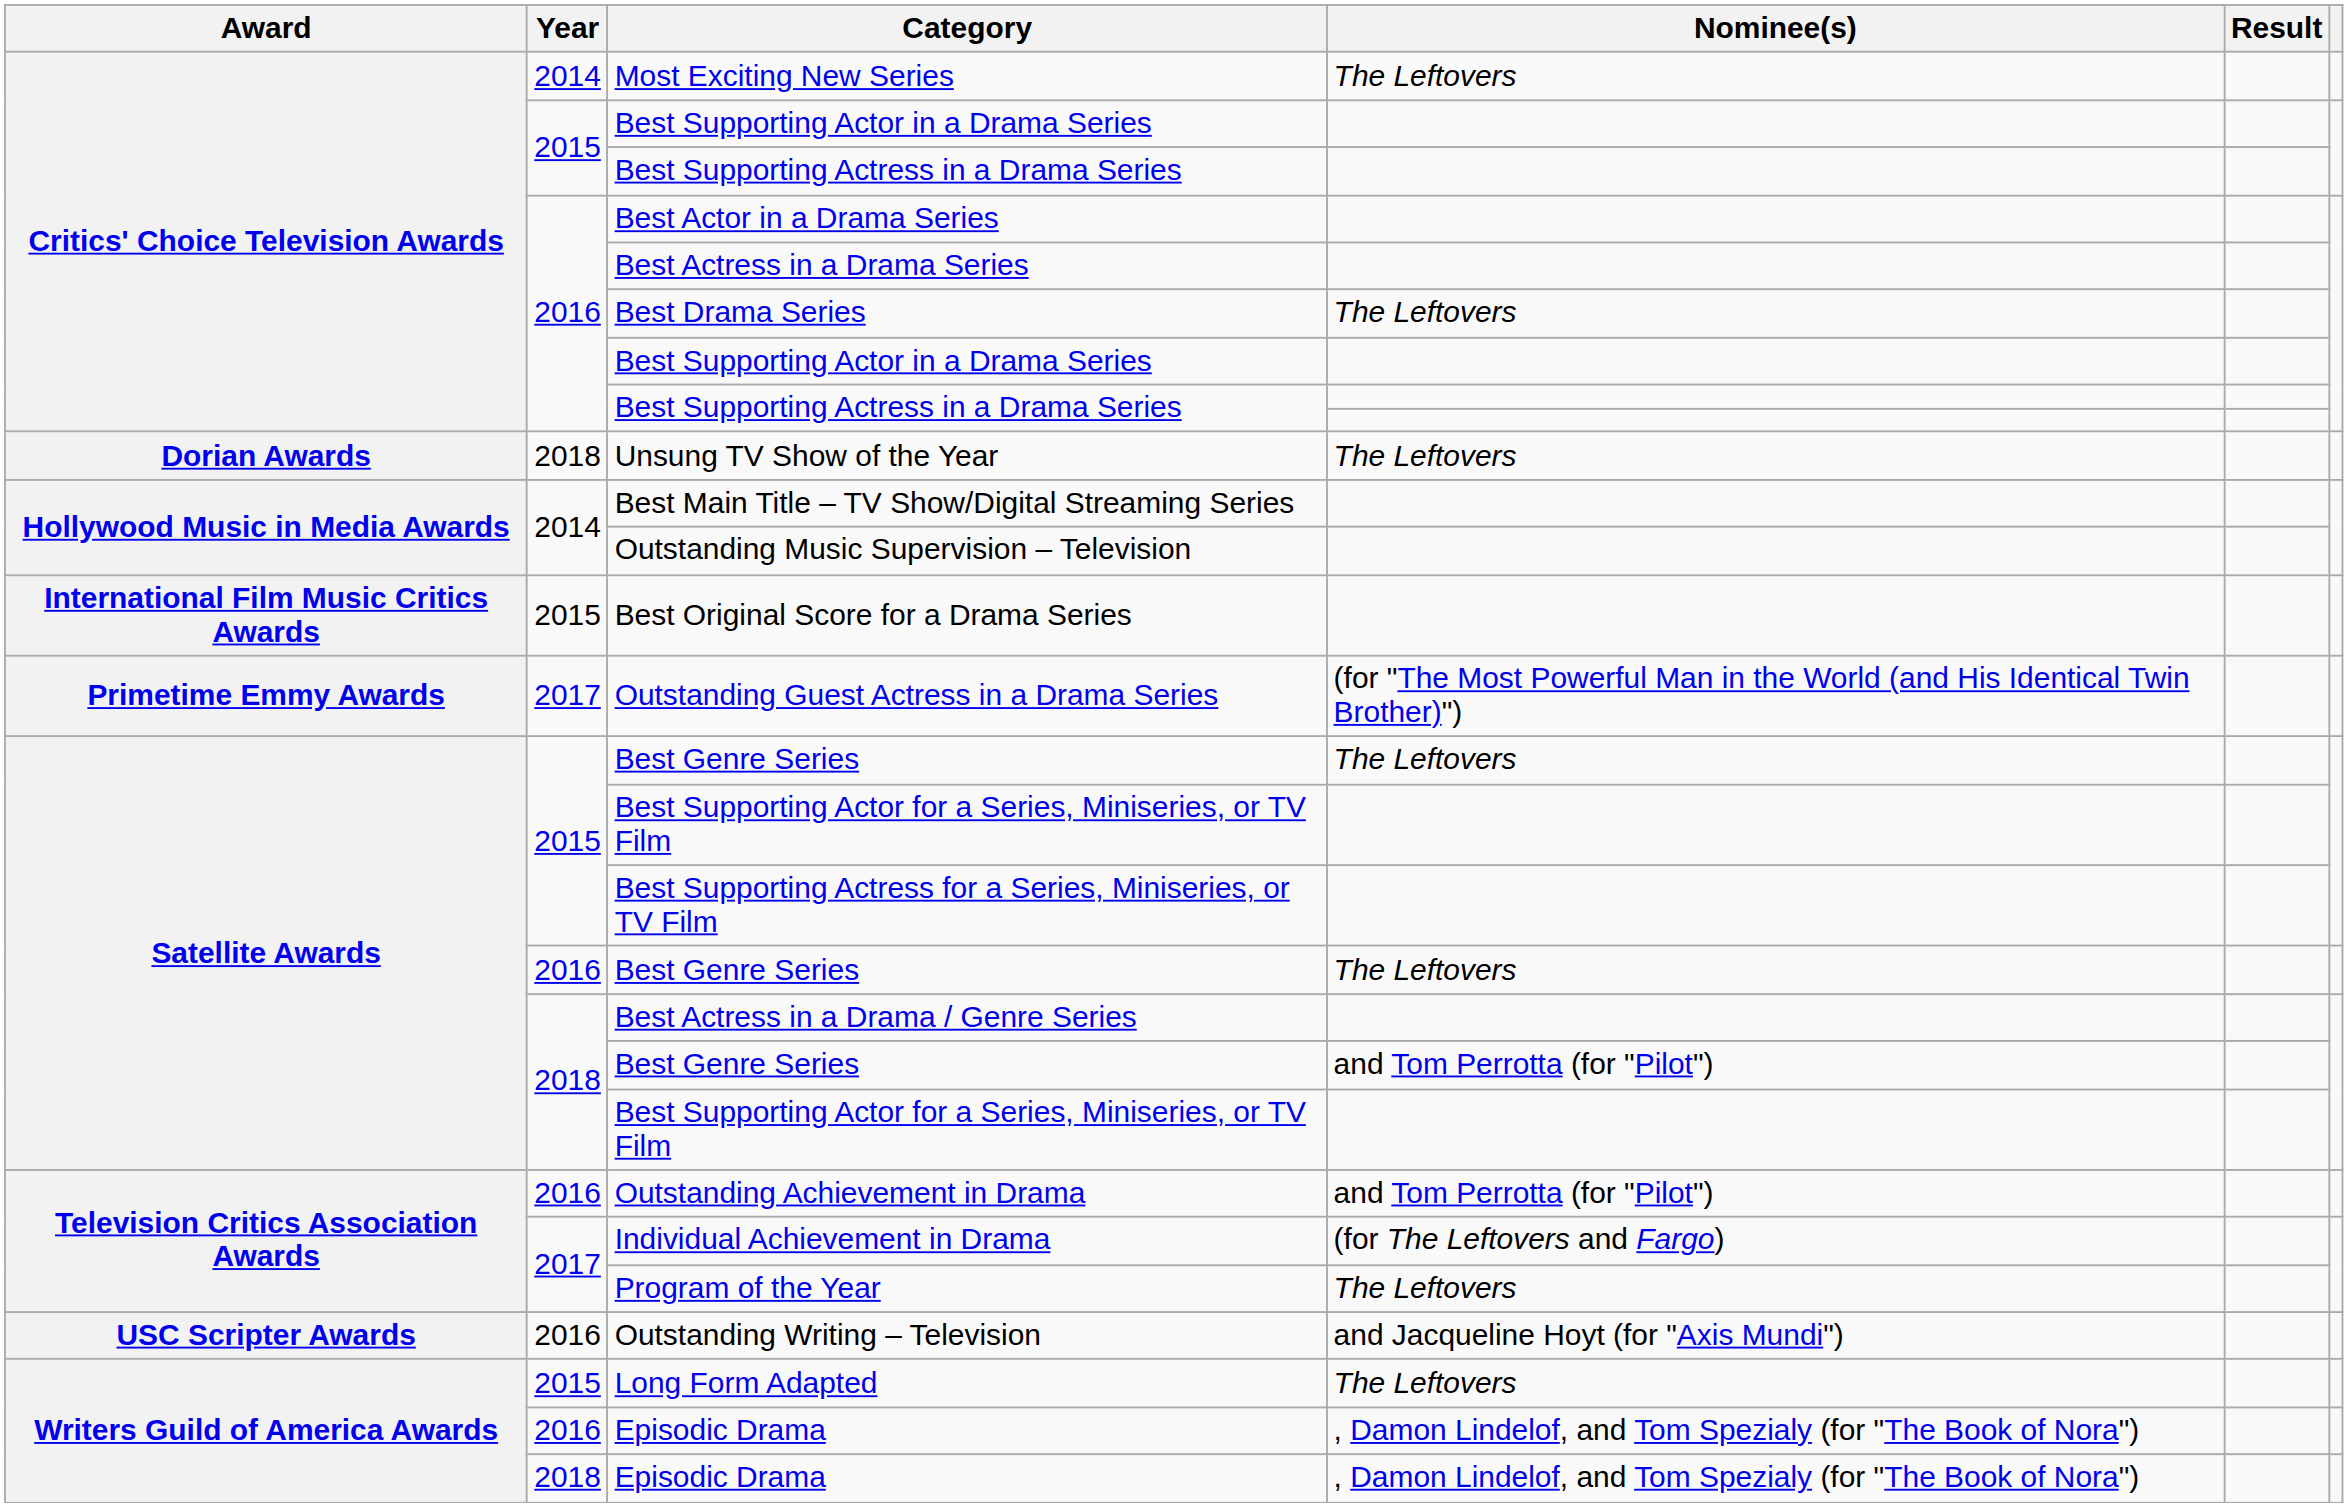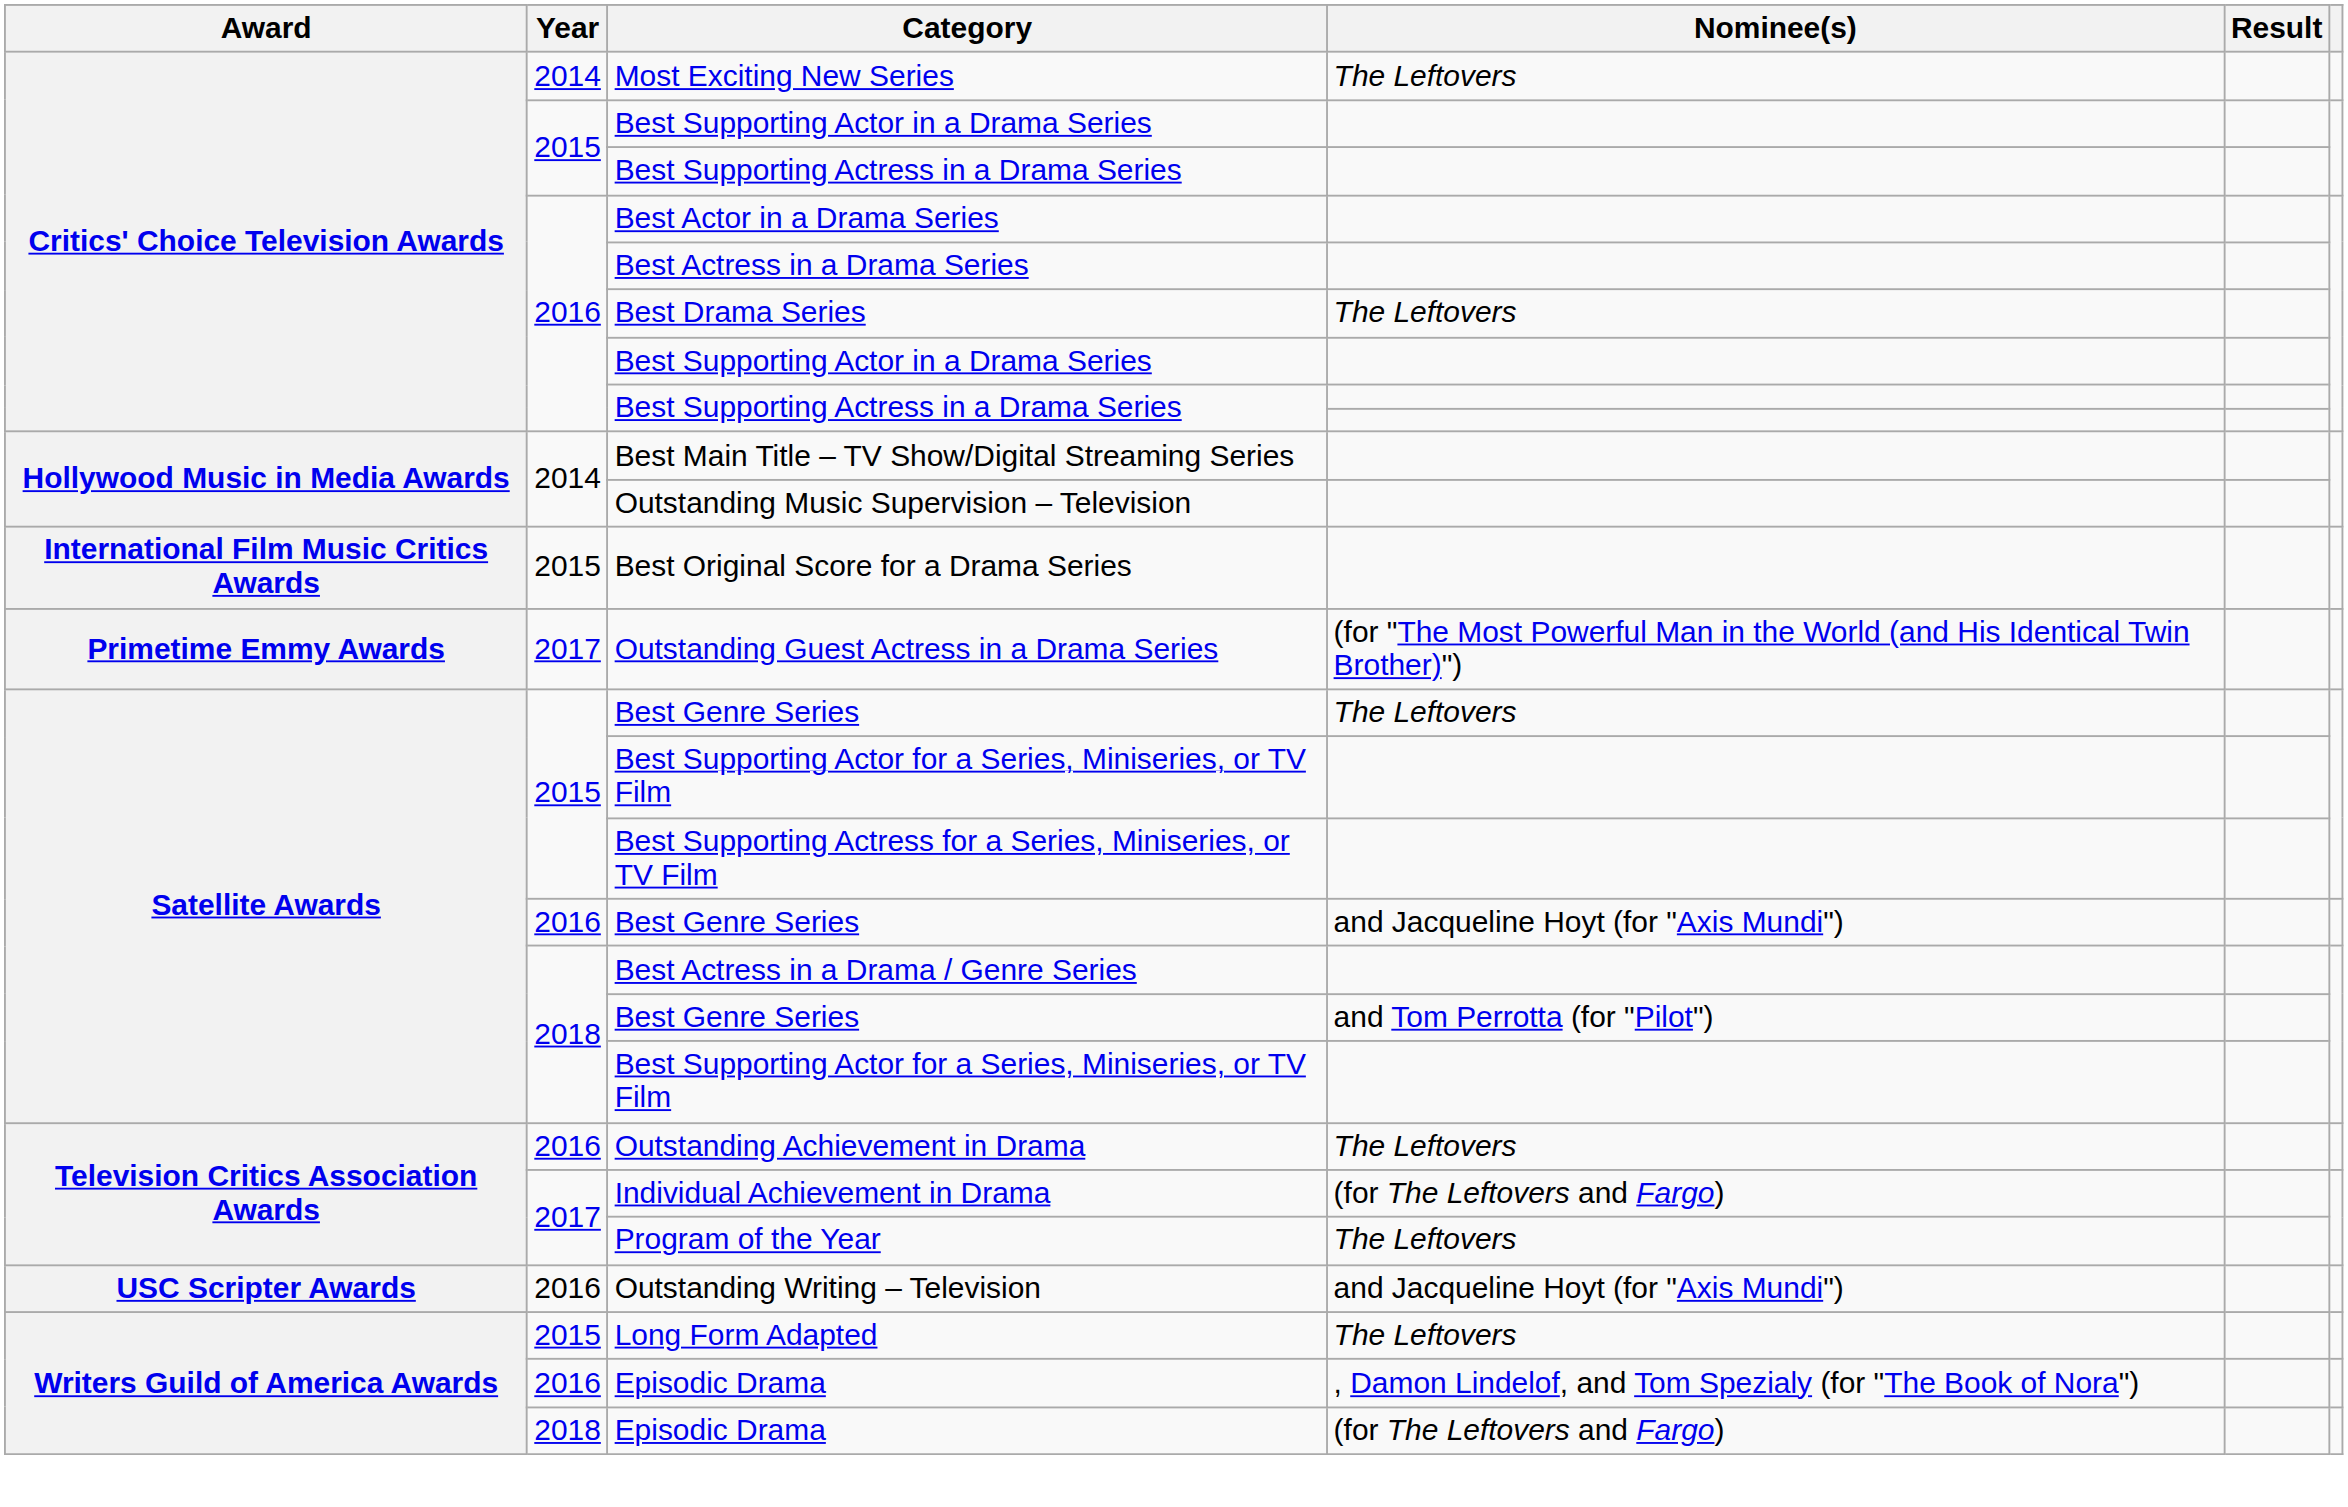- row: (568, 455)
(1425, 969) The Leftovers -> (1589, 922) and Jacqueline Hoyt (for "Axis Mundi")
(1524, 1193) and Tom Perrotta (for "Pilot") -> (1425, 1145) The Leftovers
(1736, 1477) , Damon Lindelof, and Tom Spezialy (for "The Book of Nora") -> (1529, 1430) (for The Leftovers and Fargo)
